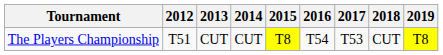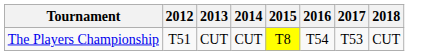- column: (421, 16)
